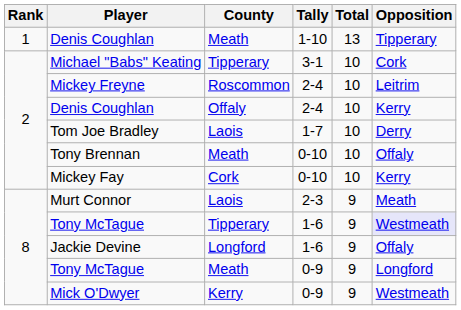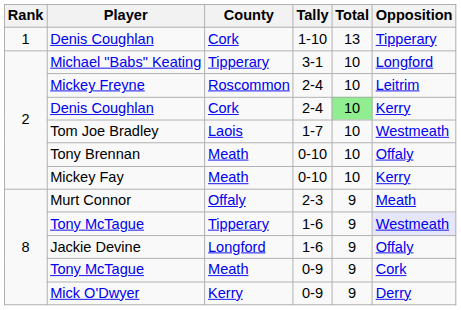(228, 39) Meath -> (223, 39) Cork
(391, 62) Cork -> (404, 62) Longford
(227, 108) Offaly -> (223, 108) Cork
(352, 108) no background -> (352, 108) lightgreen background
(393, 131) Derry -> (412, 131) Westmeath
(223, 177) Cork -> (228, 177) Meath
(225, 200) Laois -> (227, 200) Offaly
(404, 270) Longford -> (391, 270) Cork
(412, 293) Westmeath -> (393, 293) Derry
